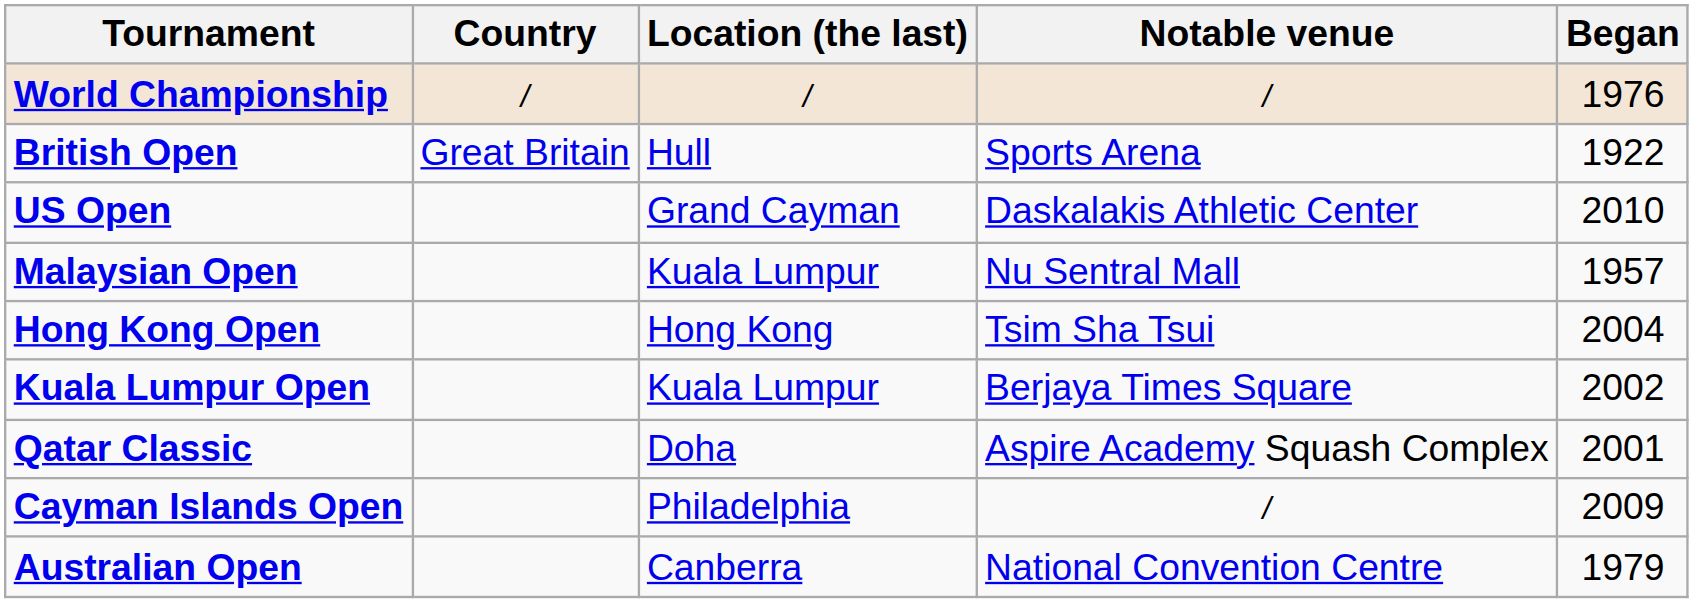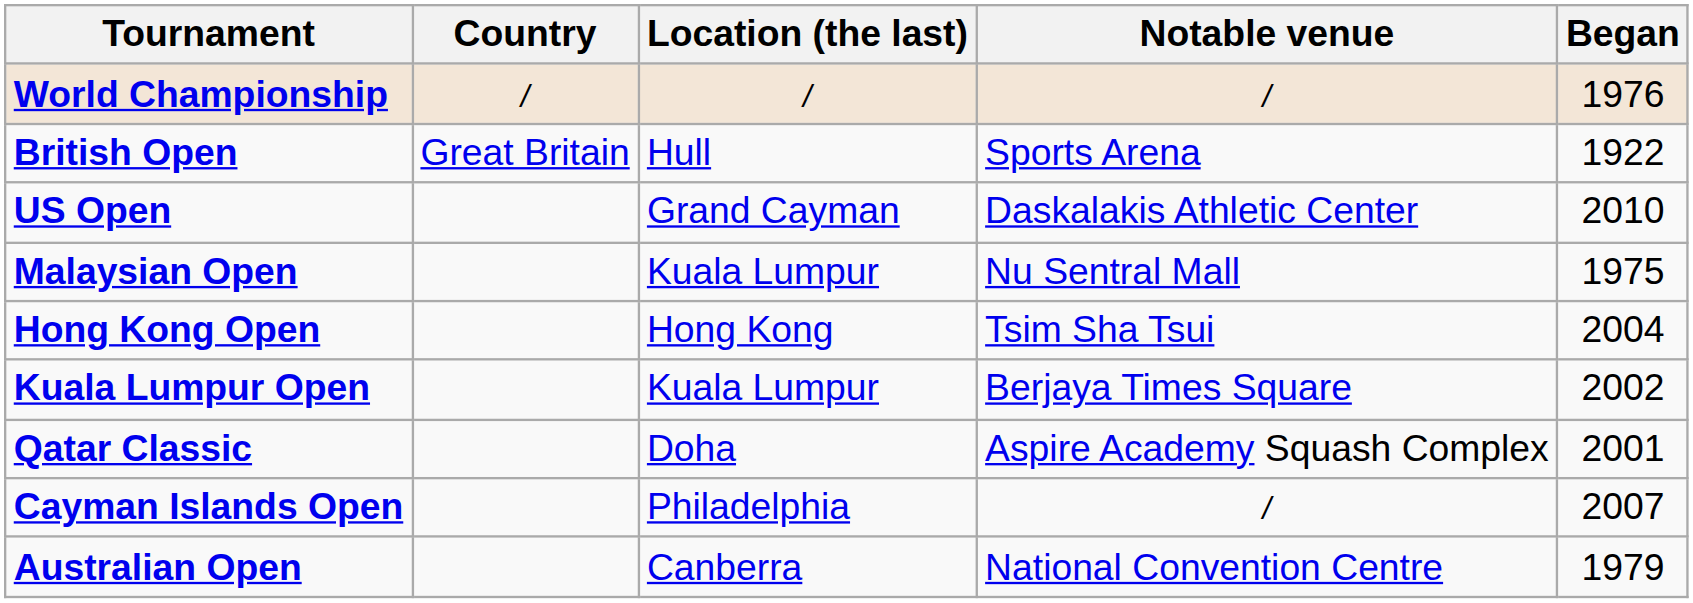(1623, 270) 1957 -> (1623, 270) 1975
(1623, 507) 2009 -> (1623, 507) 2007
